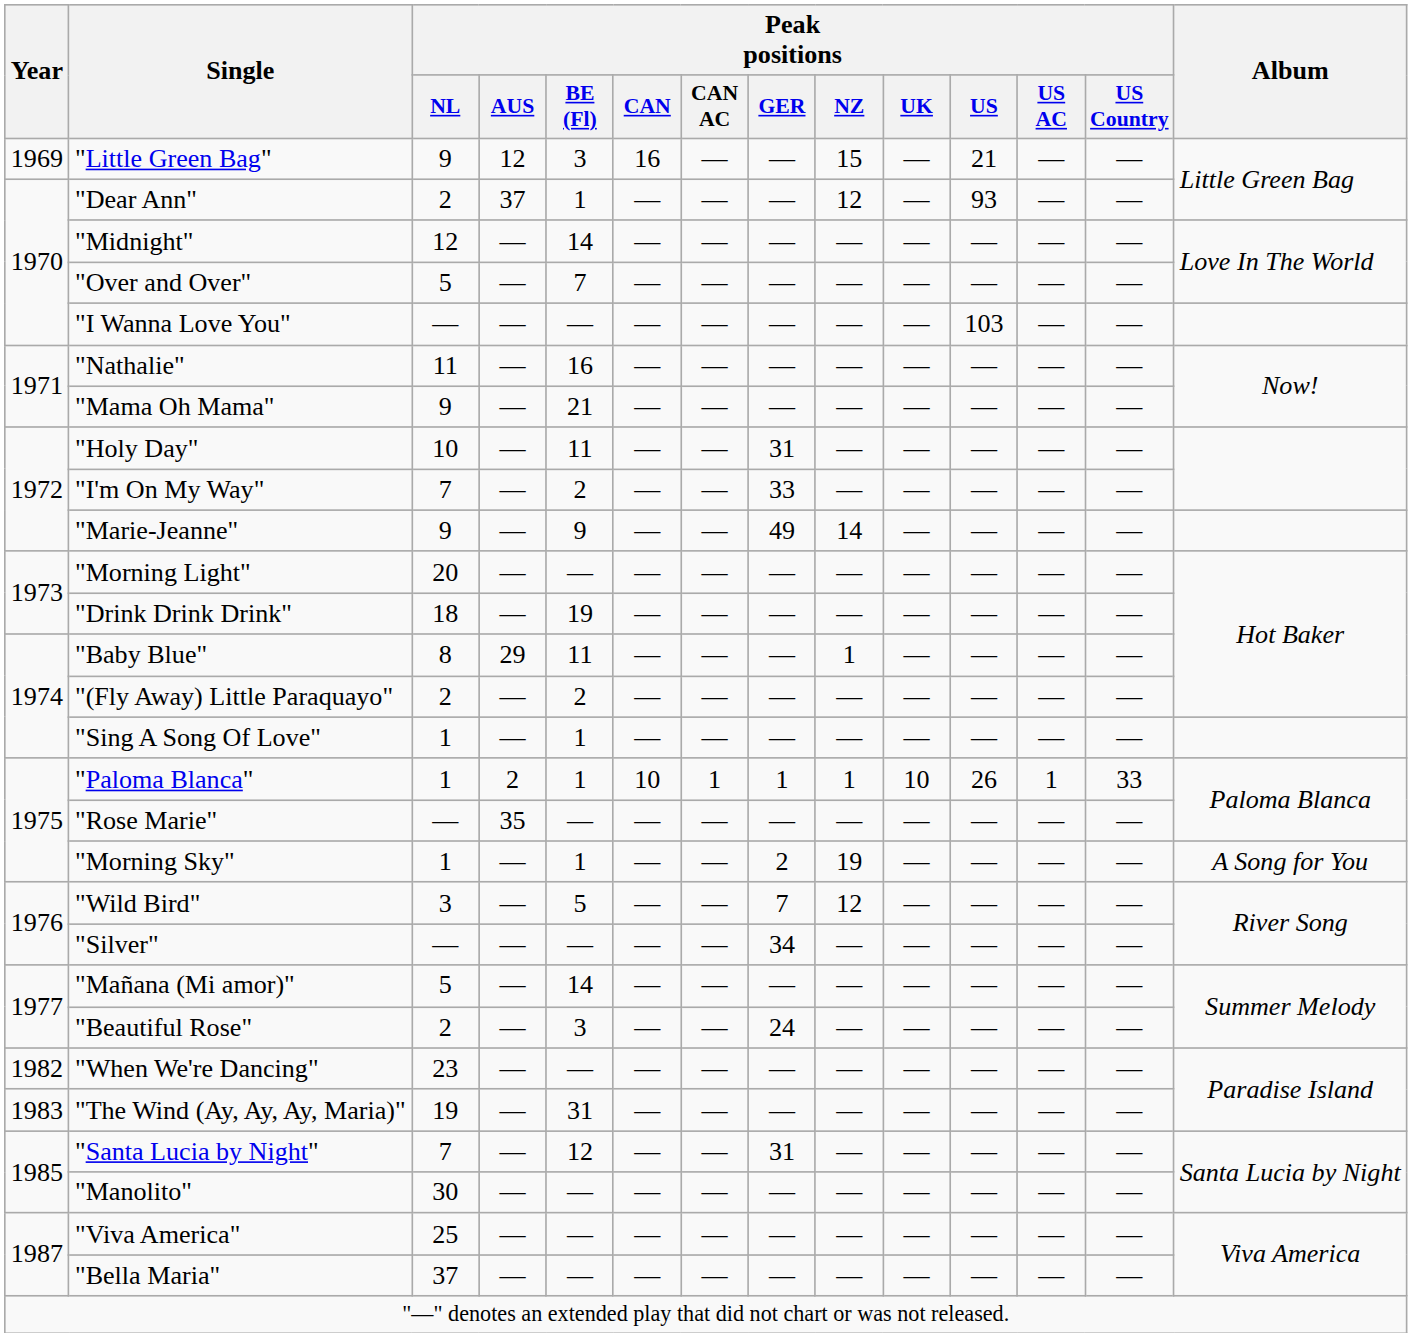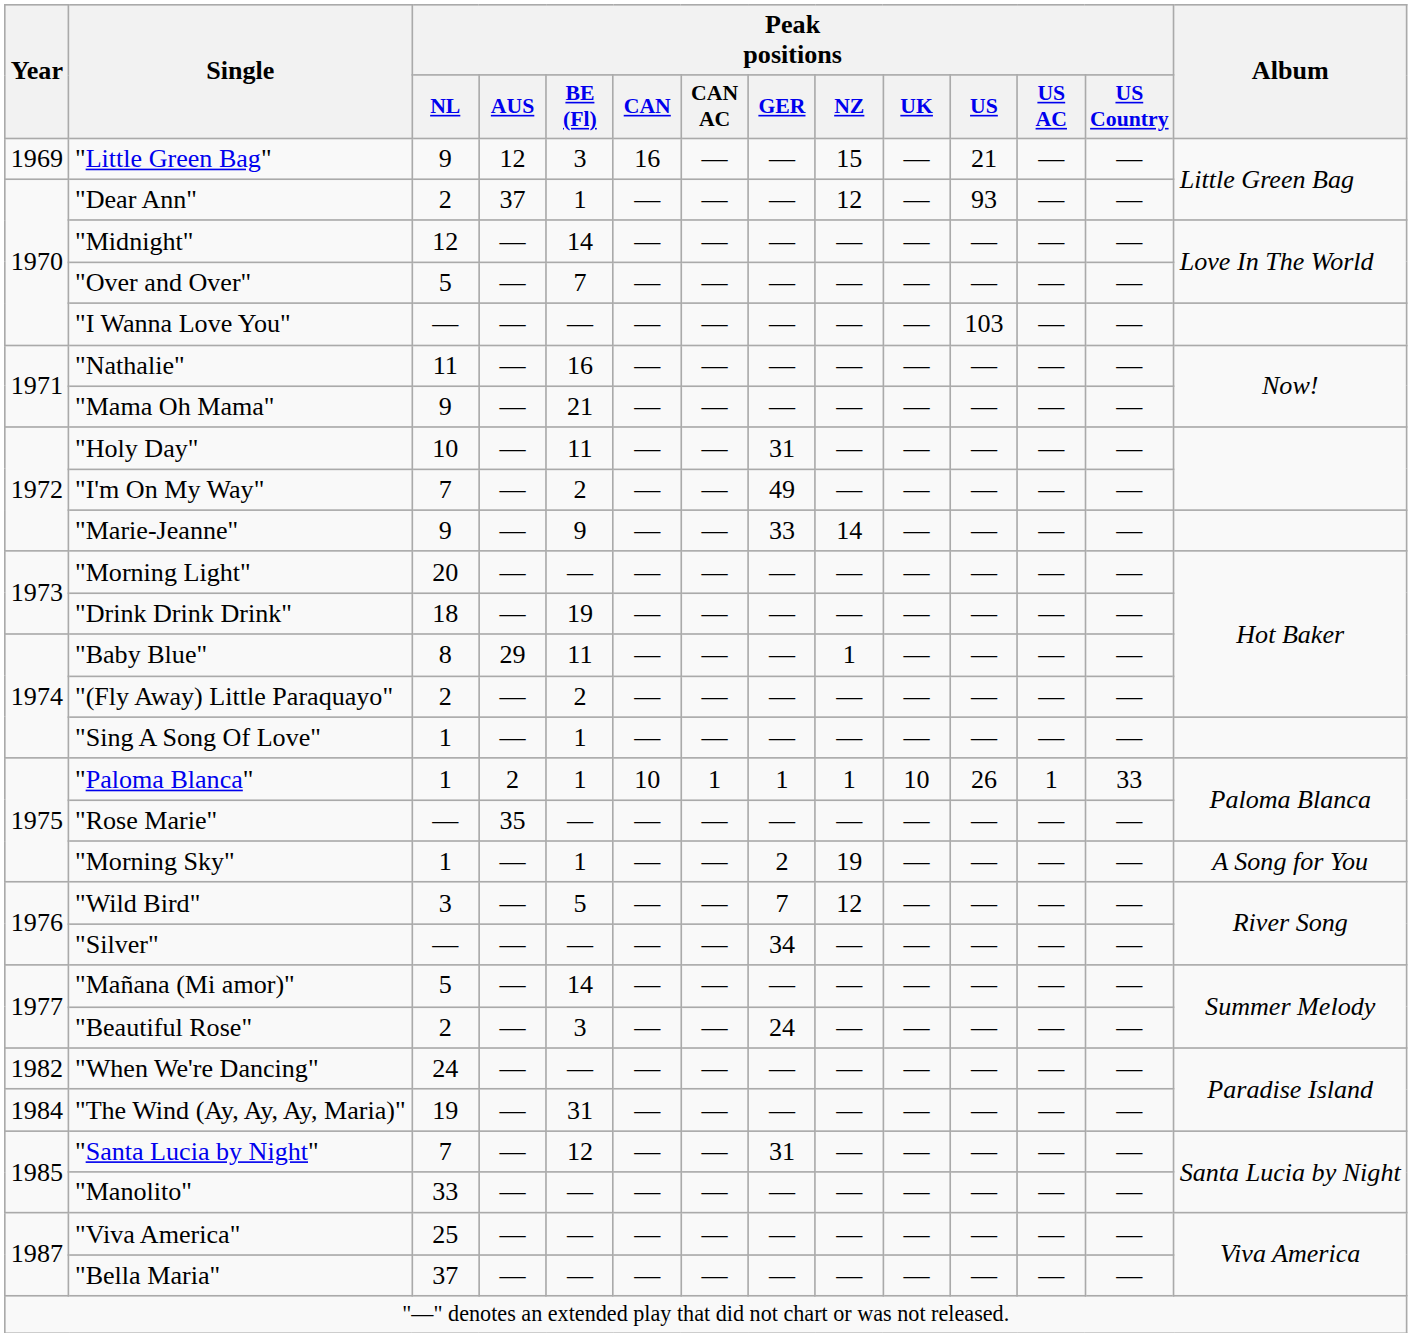(782, 489) 33 -> (782, 489) 49
(782, 530) 49 -> (782, 530) 33
(445, 1068) 23 -> (445, 1068) 24
(37, 1109) 1983 -> (37, 1109) 1984
(445, 1192) 30 -> (445, 1192) 33
